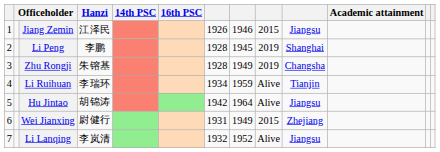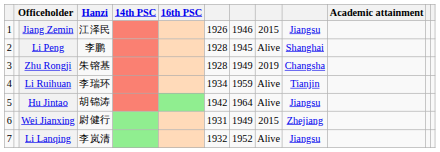(269, 47) 2019 -> (269, 47) Alive
